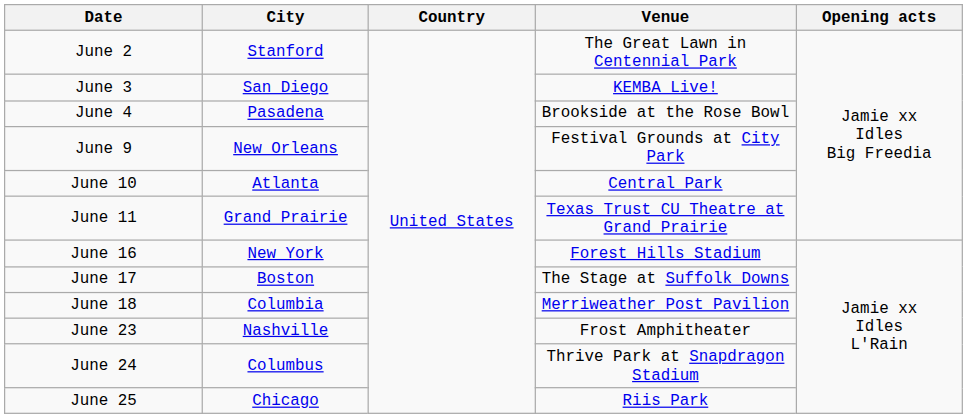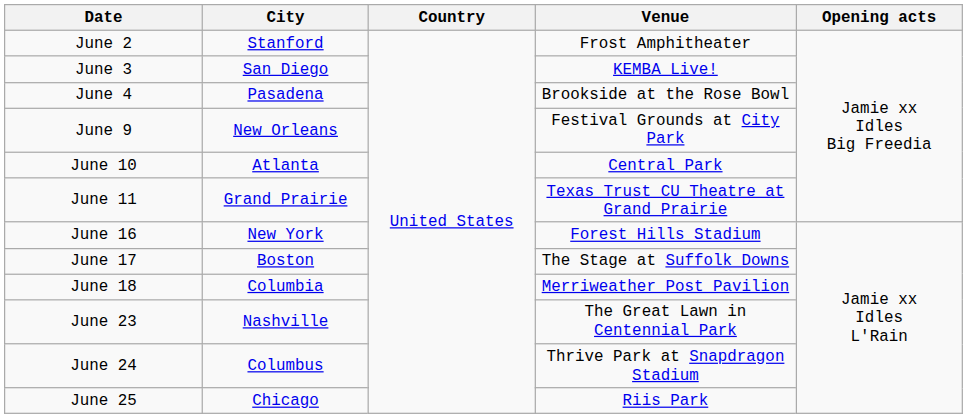(665, 53) The Great Lawn in Centennial Park -> (665, 43) Frost Amphitheater
(665, 331) Frost Amphitheater -> (665, 322) The Great Lawn in Centennial Park
